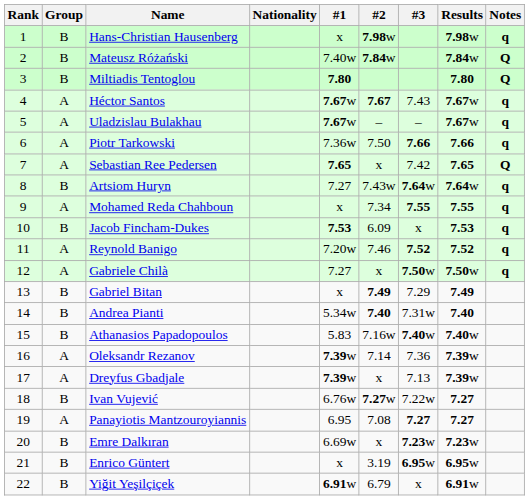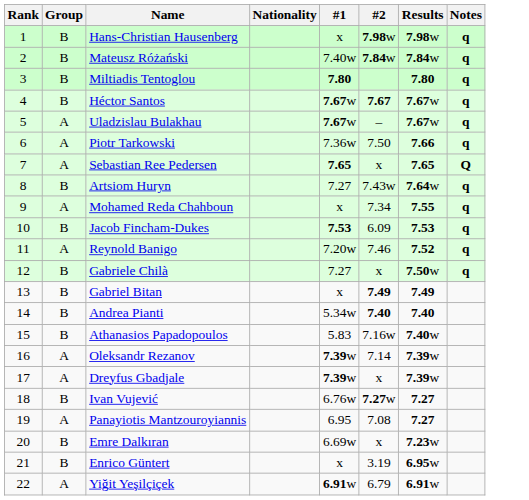- column: (418, 15)
(505, 57) Q -> (466, 57) q
(505, 79) Q -> (466, 79) q
(64, 100) A -> (64, 100) B
(64, 270) A -> (64, 270) B
(64, 484) B -> (64, 484) A
